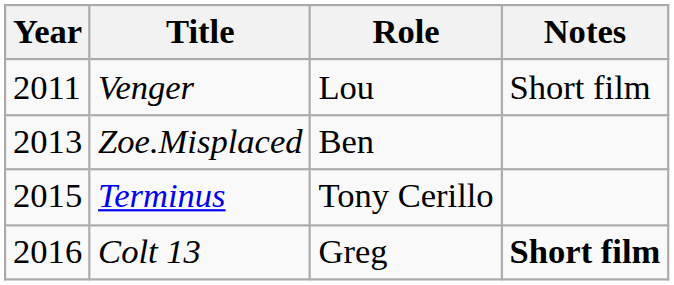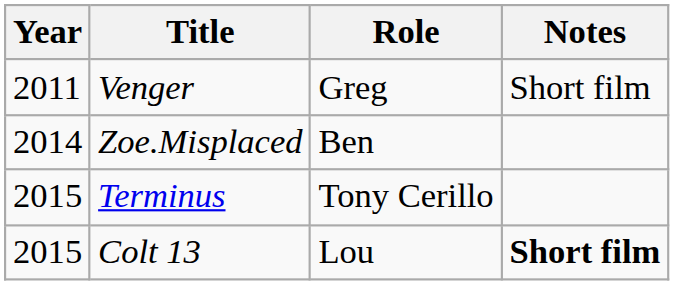(346, 86) Lou -> (353, 86) Greg
(48, 141) 2013 -> (48, 141) 2014
(48, 251) 2016 -> (48, 251) 2015
(353, 251) Greg -> (346, 251) Lou
